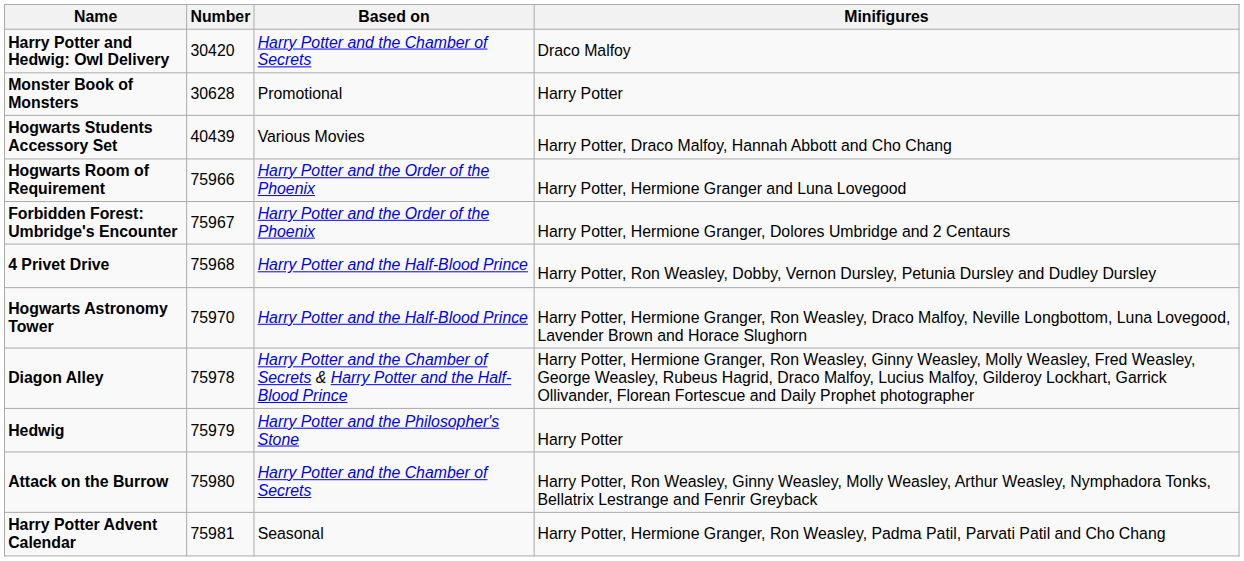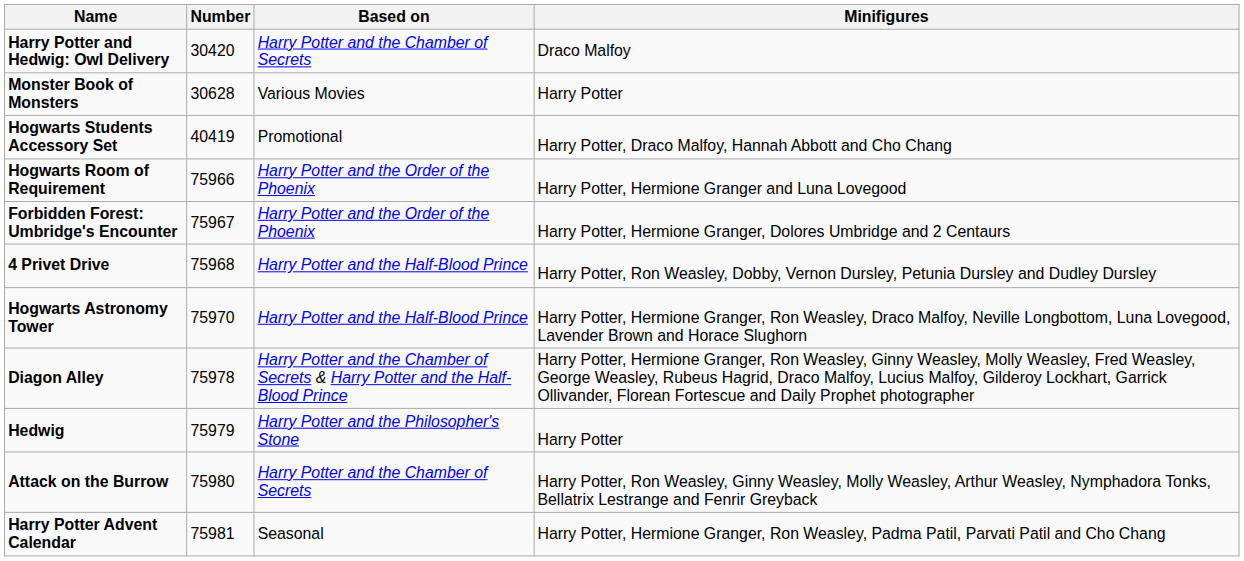(300, 94) Promotional -> (311, 94) Various Movies
(213, 136) 40439 -> (213, 136) 40419
(311, 136) Various Movies -> (300, 136) Promotional
